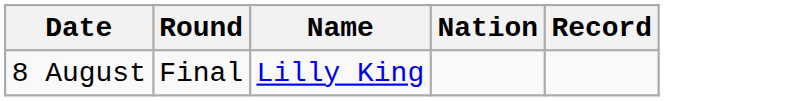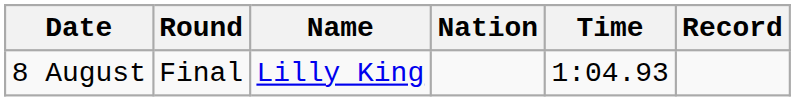+ column: (610, 28)
